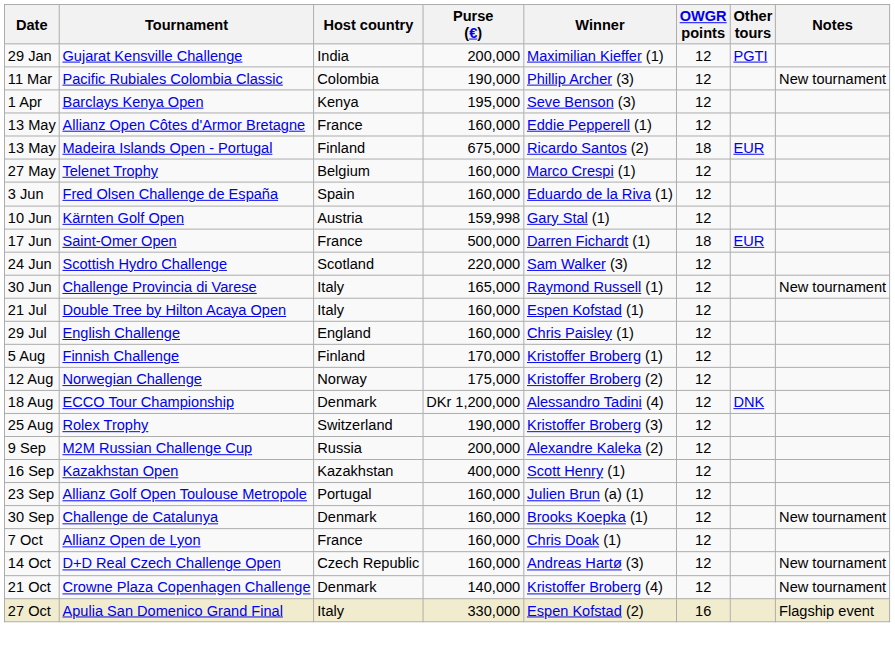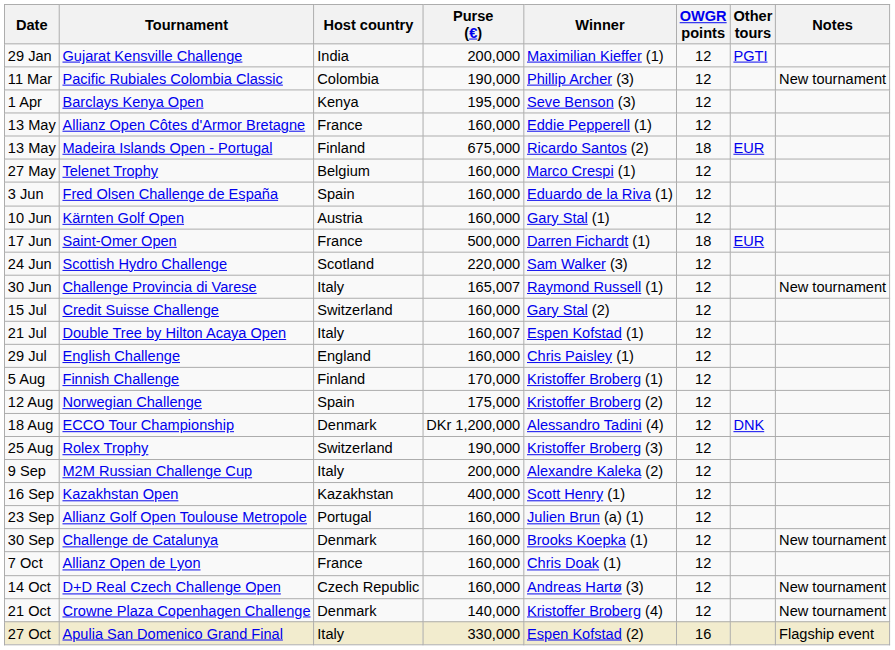(494, 217) 159,998 -> (494, 217) 160,000
(494, 287) 165,000 -> (494, 287) 165,007
+ row: (141, 310)
(494, 310) 160,000 -> (494, 333) 160,007
(342, 379) Norway -> (336, 402) Spain
(340, 448) Russia -> (331, 471) Italy
